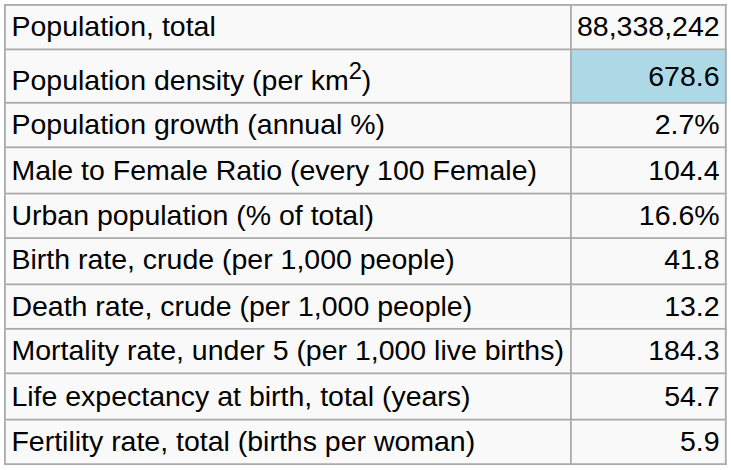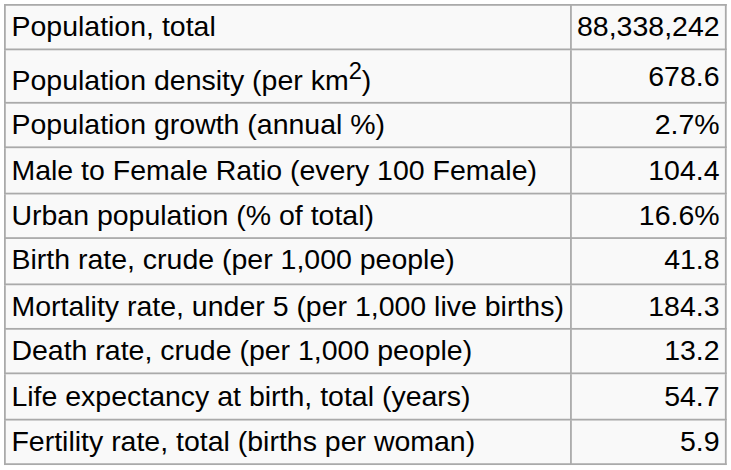(684, 76) lightblue background -> (684, 76) no background
rows swapped: (242, 305) <-> (288, 350)
